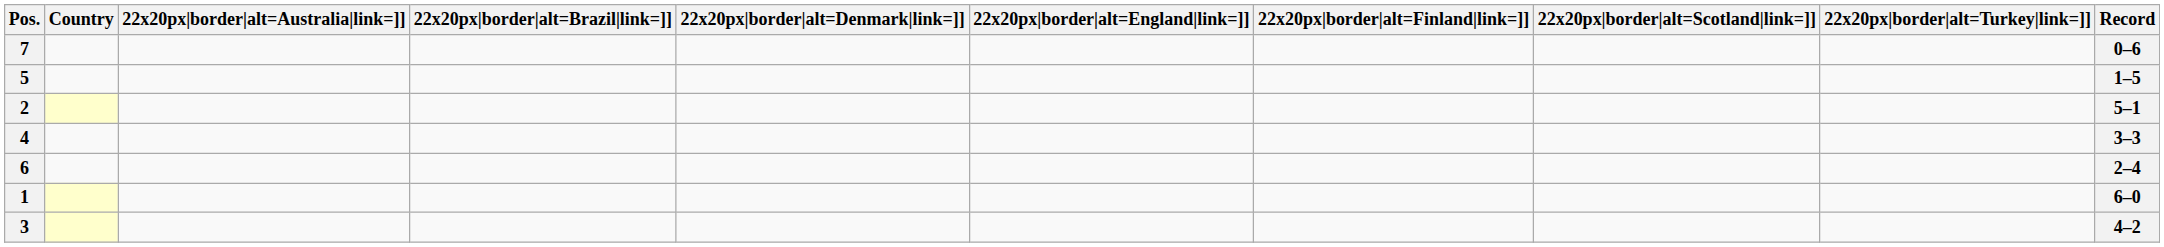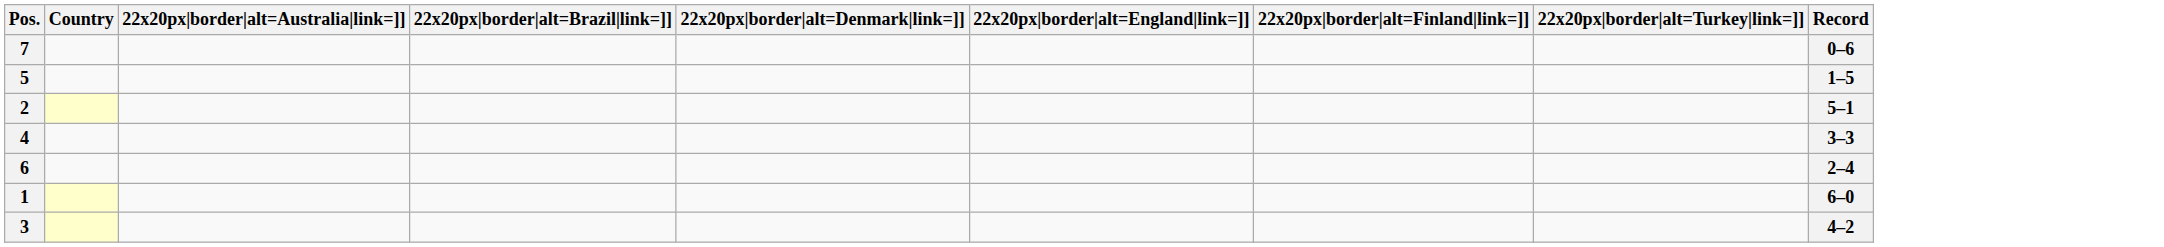- column: (1677, 19)
